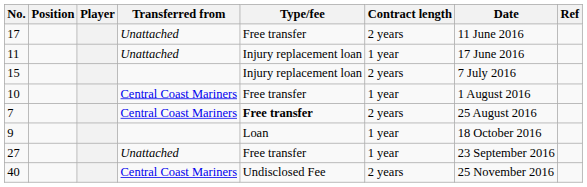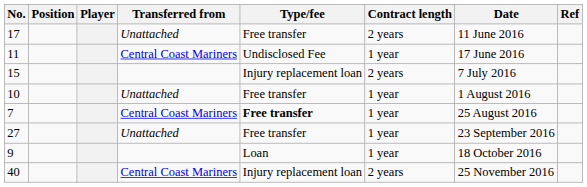(150, 53) Unattached -> (179, 53) Central Coast Mariners
(302, 53) Injury replacement loan -> (284, 53) Undisclosed Fee
(179, 93) Central Coast Mariners -> (150, 93) Unattached
(386, 113) 2 years -> (383, 113) 1 year
rows swapped: (14, 152) <-> (10, 133)
(284, 172) Undisclosed Fee -> (302, 172) Injury replacement loan
